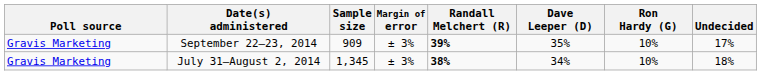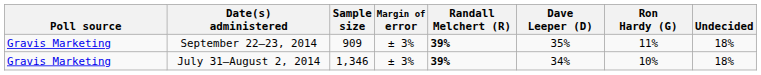(648, 43) 10% -> (648, 43) 11%
(724, 43) 17% -> (724, 43) 18%
(352, 61) 1,345 -> (352, 61) 1,346
(440, 61) 38% -> (440, 61) 39%
